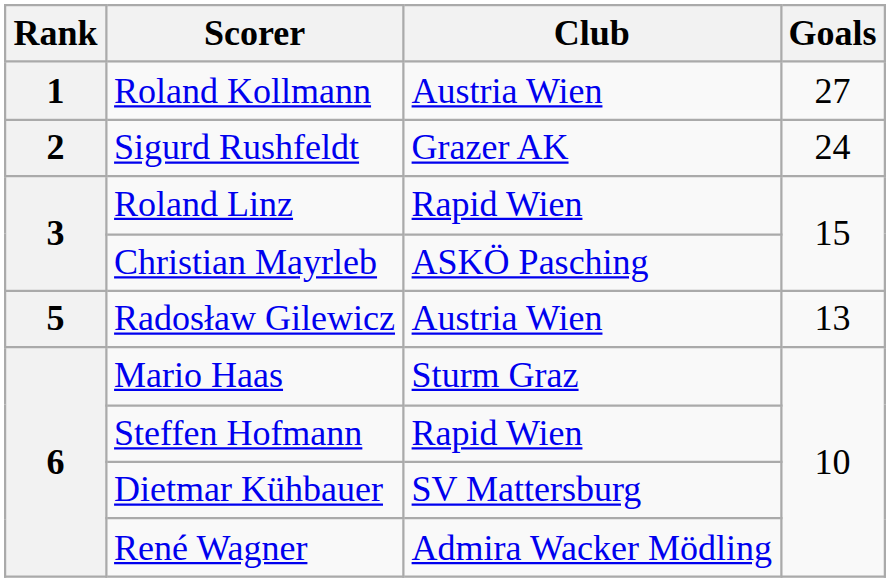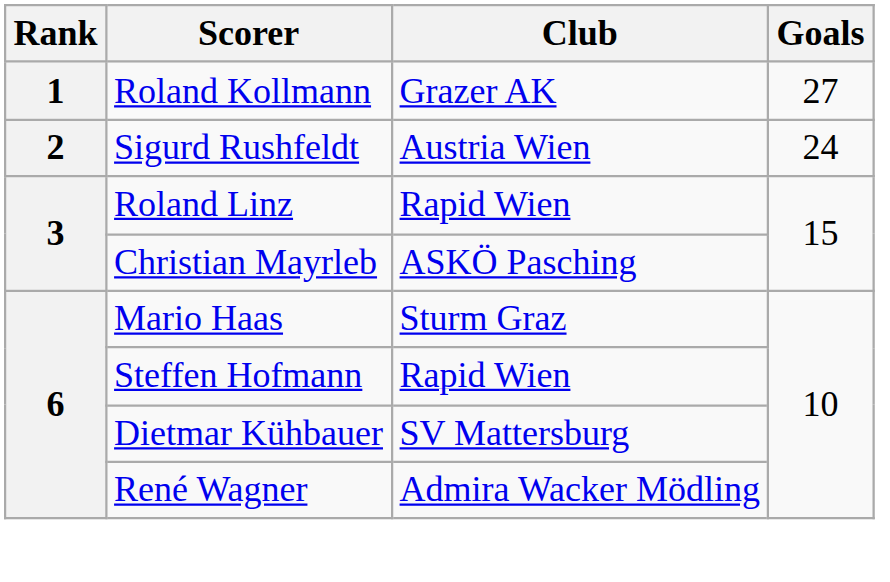(507, 90) Austria Wien -> (478, 90) Grazer AK
(490, 147) Grazer AK -> (495, 147) Austria Wien
- row: (255, 318)
